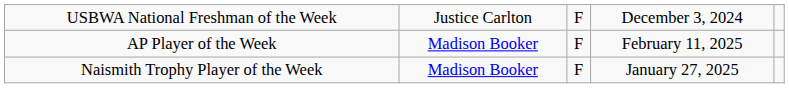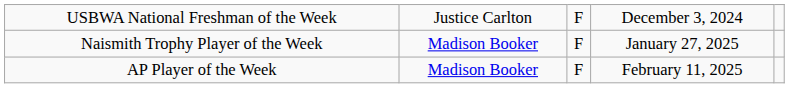rows swapped: (202, 69) <-> (202, 43)
